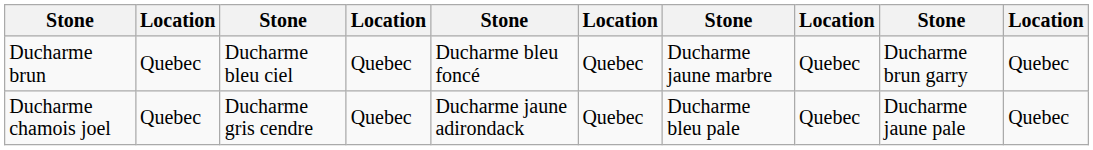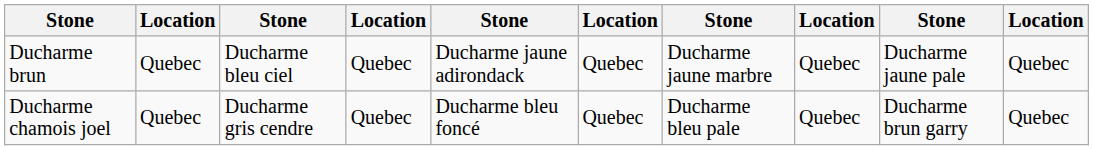(497, 63) Ducharme bleu foncé -> (501, 63) Ducharme jaune adirondack
(926, 63) Ducharme brun garry -> (925, 63) Ducharme jaune pale
(501, 117) Ducharme jaune adirondack -> (497, 117) Ducharme bleu foncé
(925, 117) Ducharme jaune pale -> (926, 117) Ducharme brun garry
